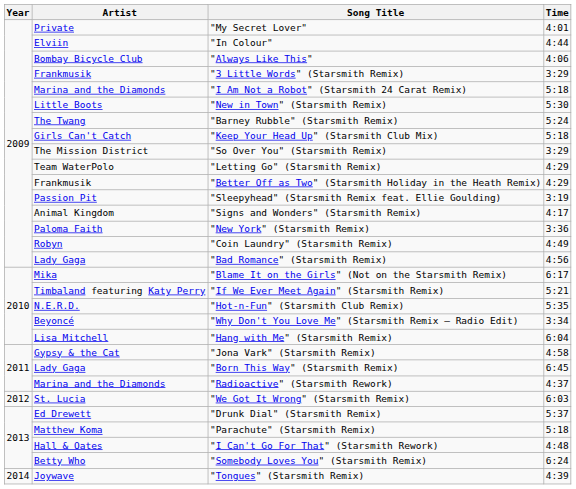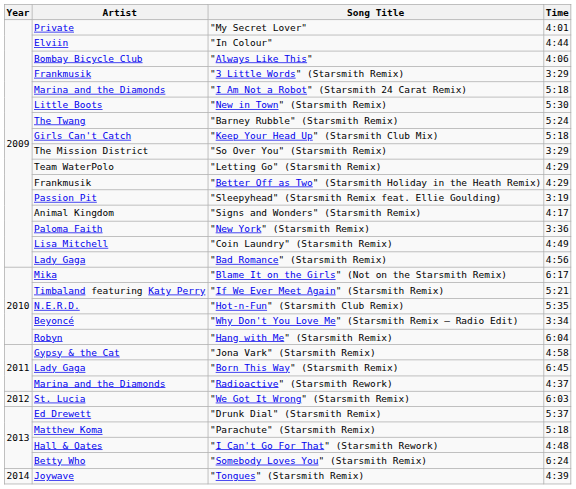(48, 244) Robyn -> (71, 244) Lisa Mitchell
(71, 337) Lisa Mitchell -> (48, 337) Robyn
